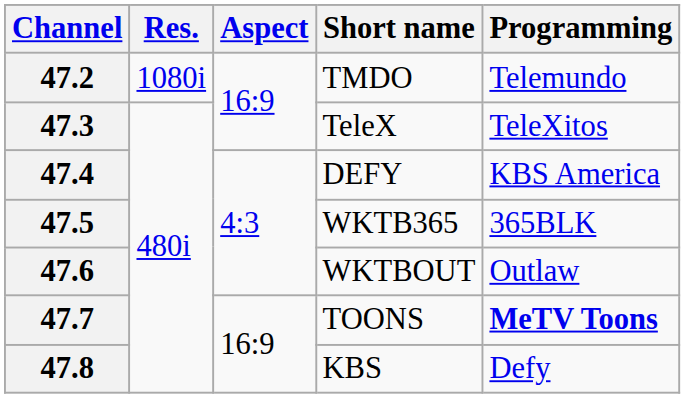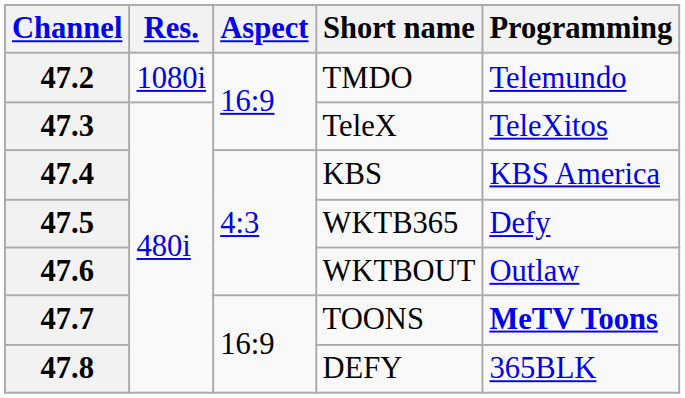(362, 174) DEFY -> (352, 174) KBS
(543, 222) 365BLK -> (520, 222) Defy
(352, 367) KBS -> (362, 367) DEFY
(520, 367) Defy -> (543, 367) 365BLK
